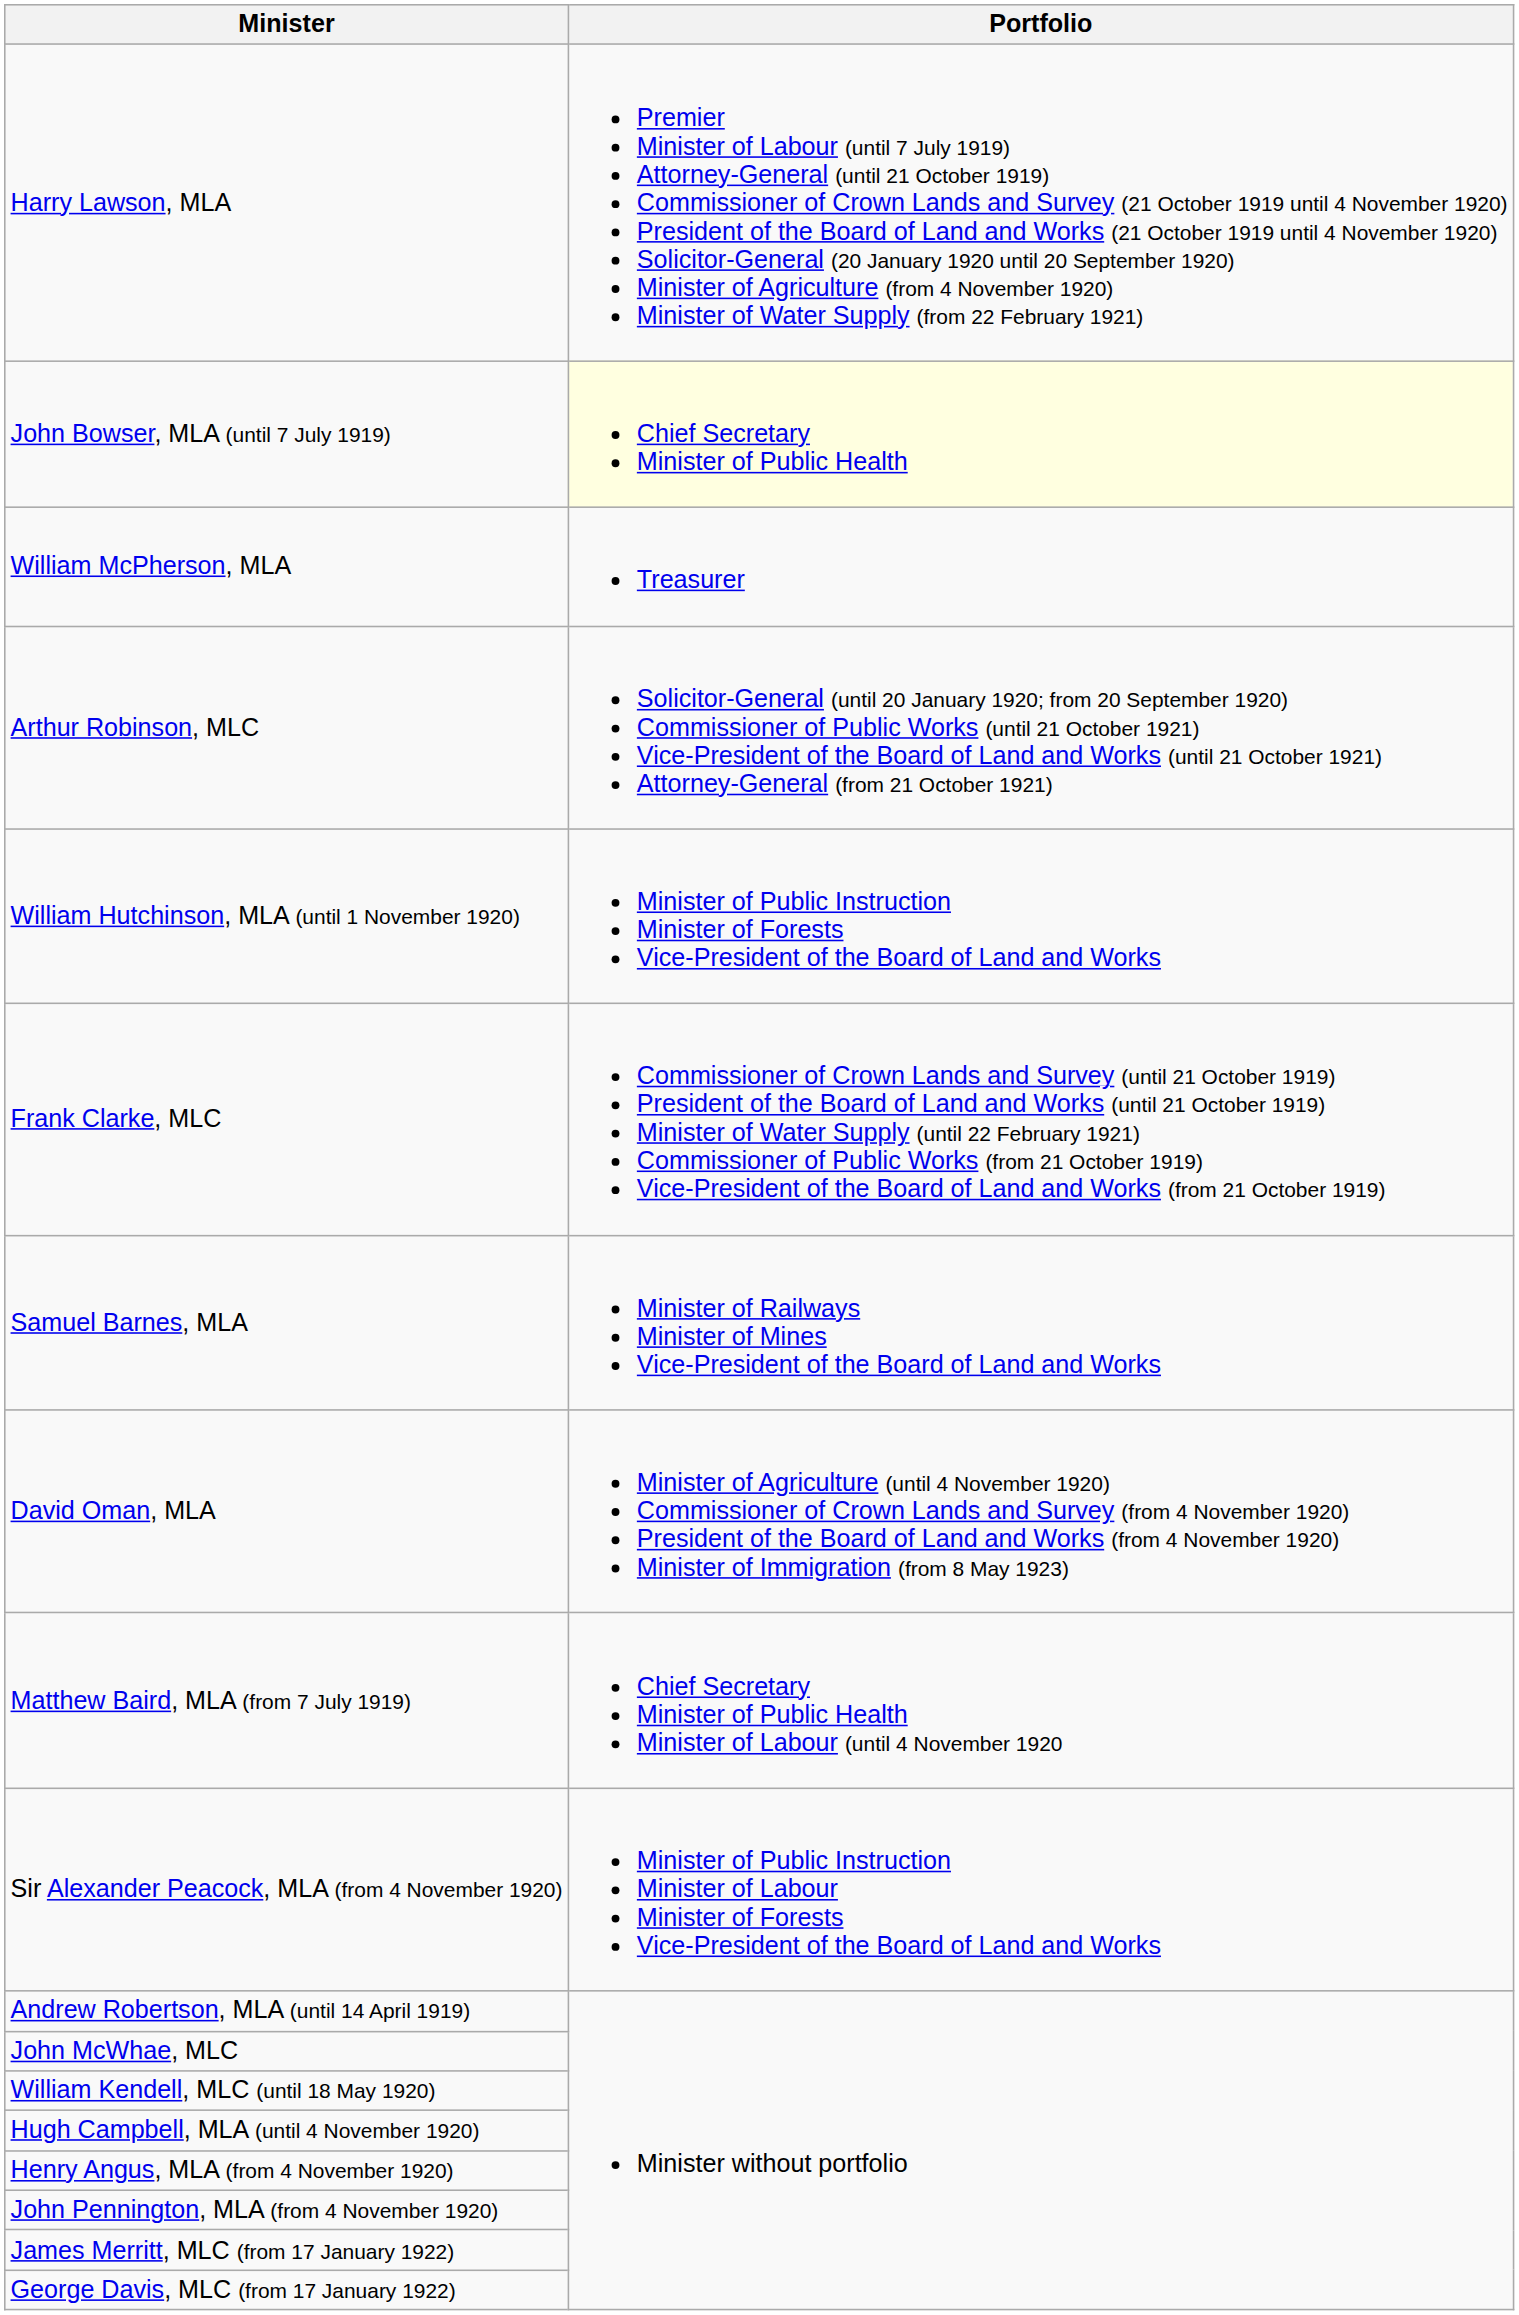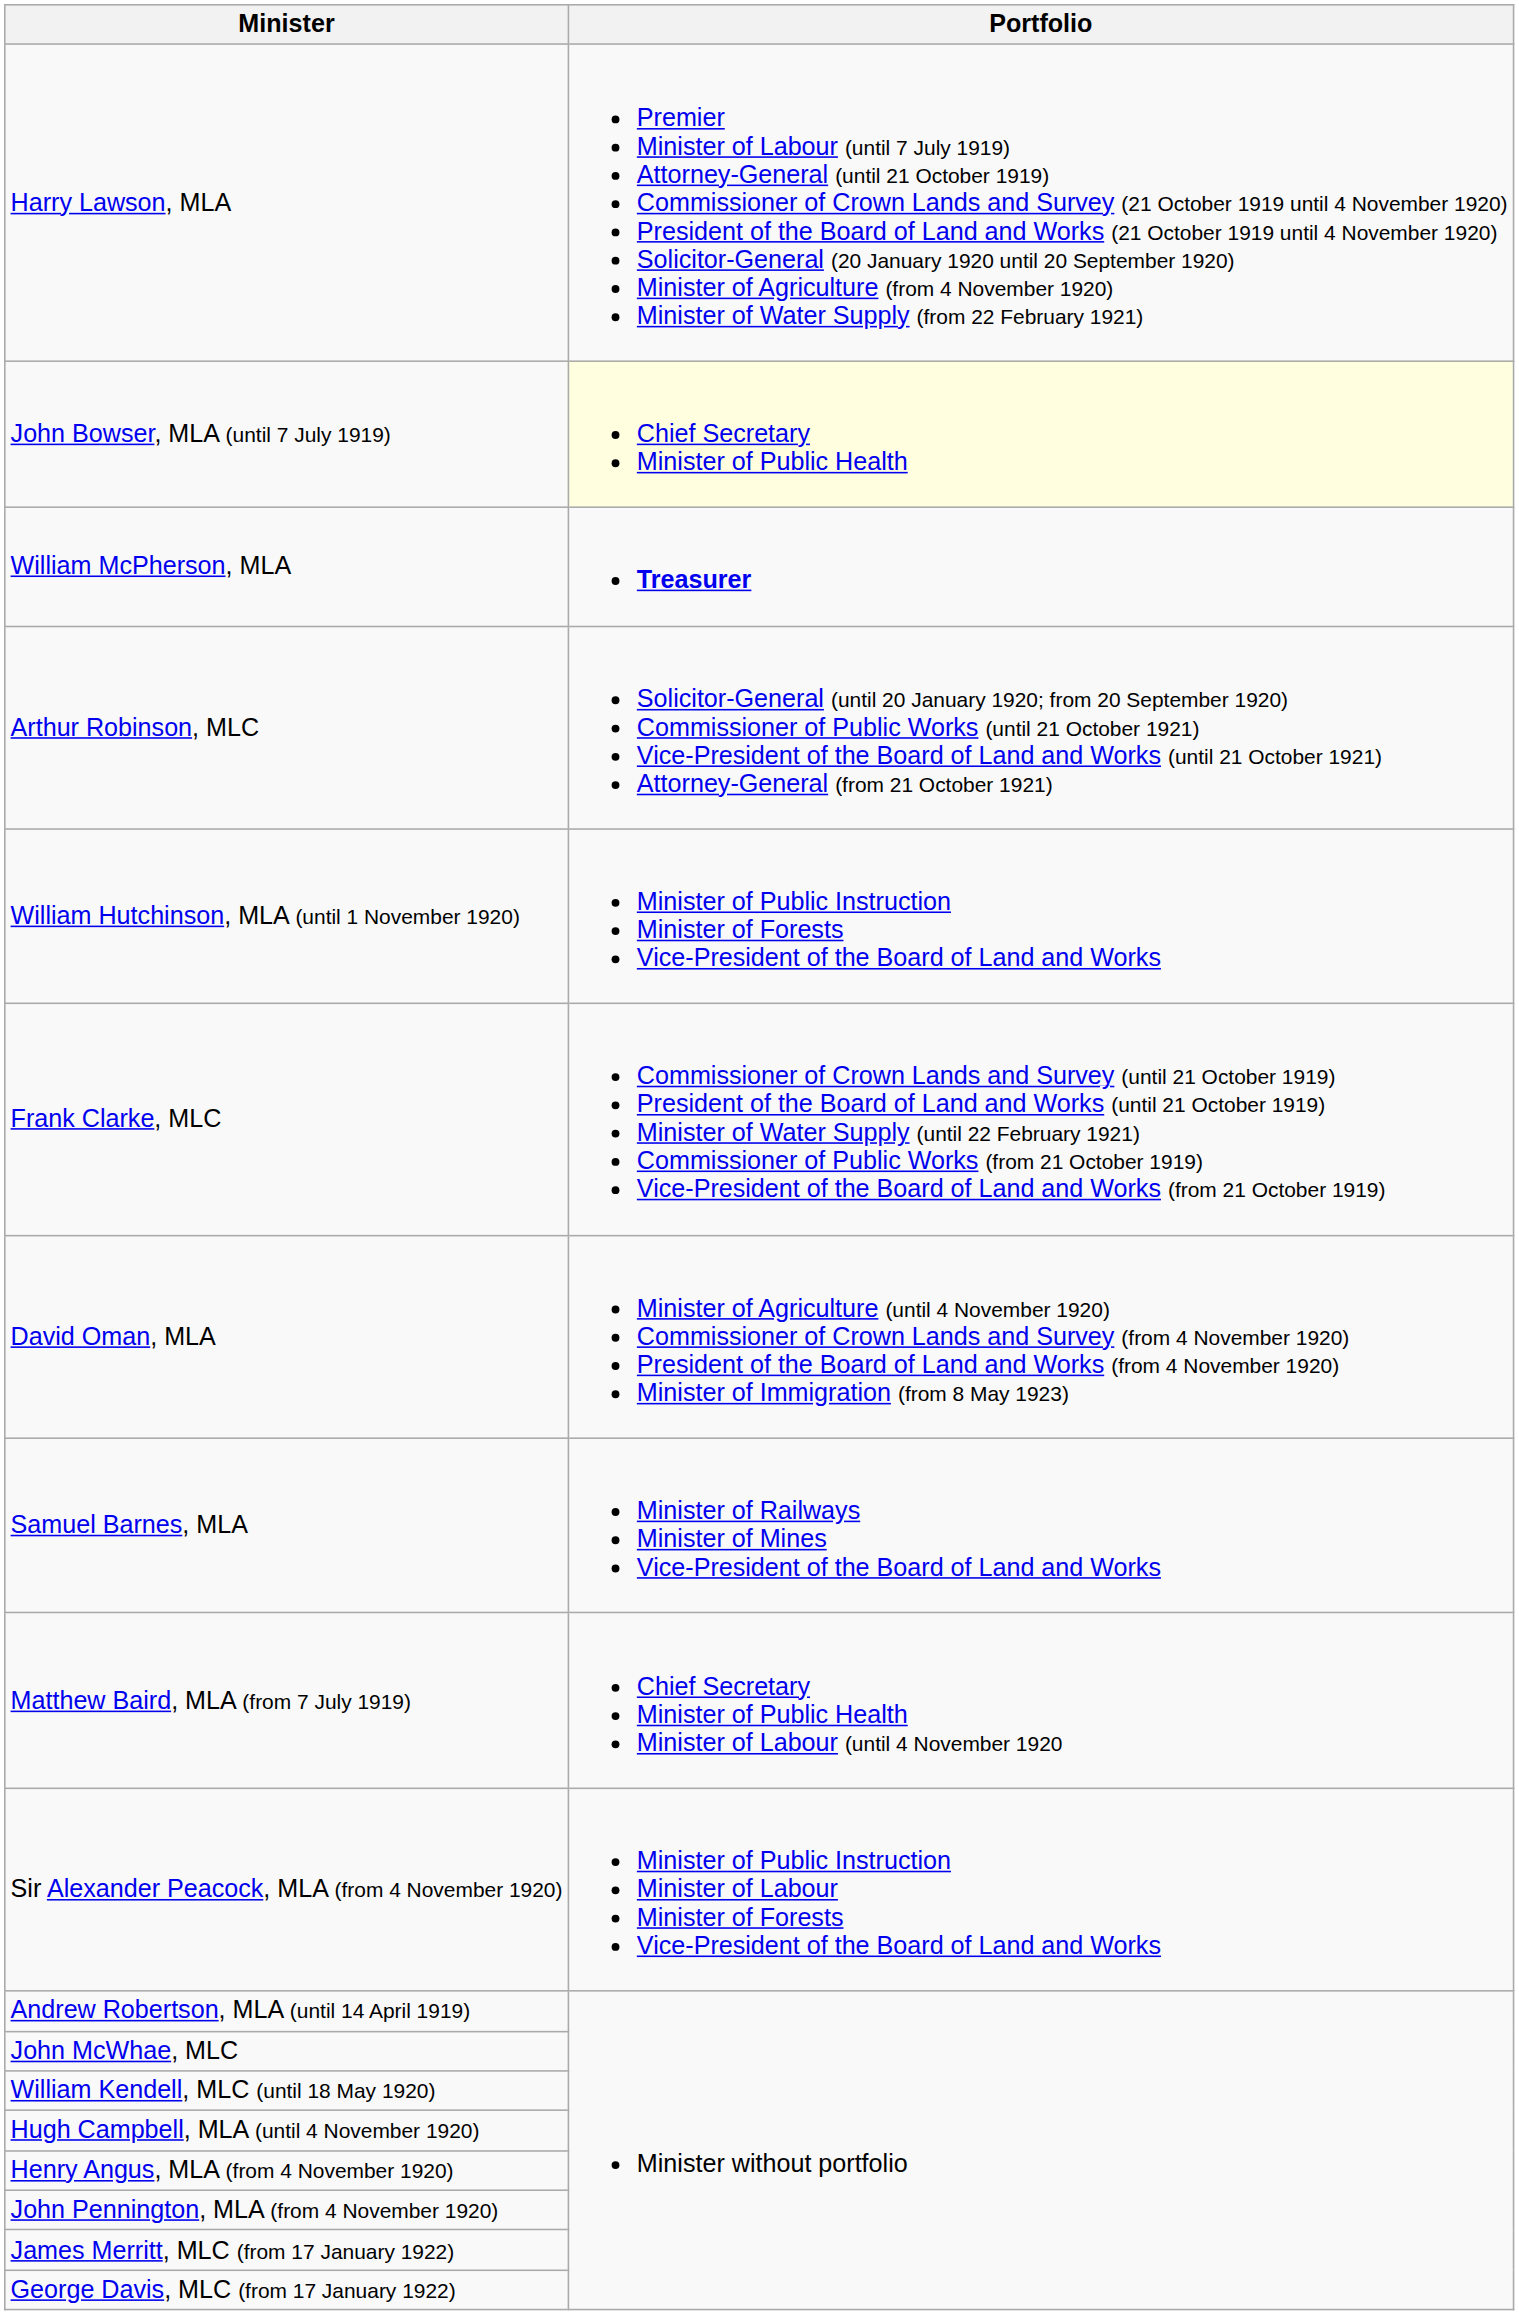(1041, 581) normal -> (1041, 581) bold
rows swapped: (129, 1322) <-> (113, 1511)
